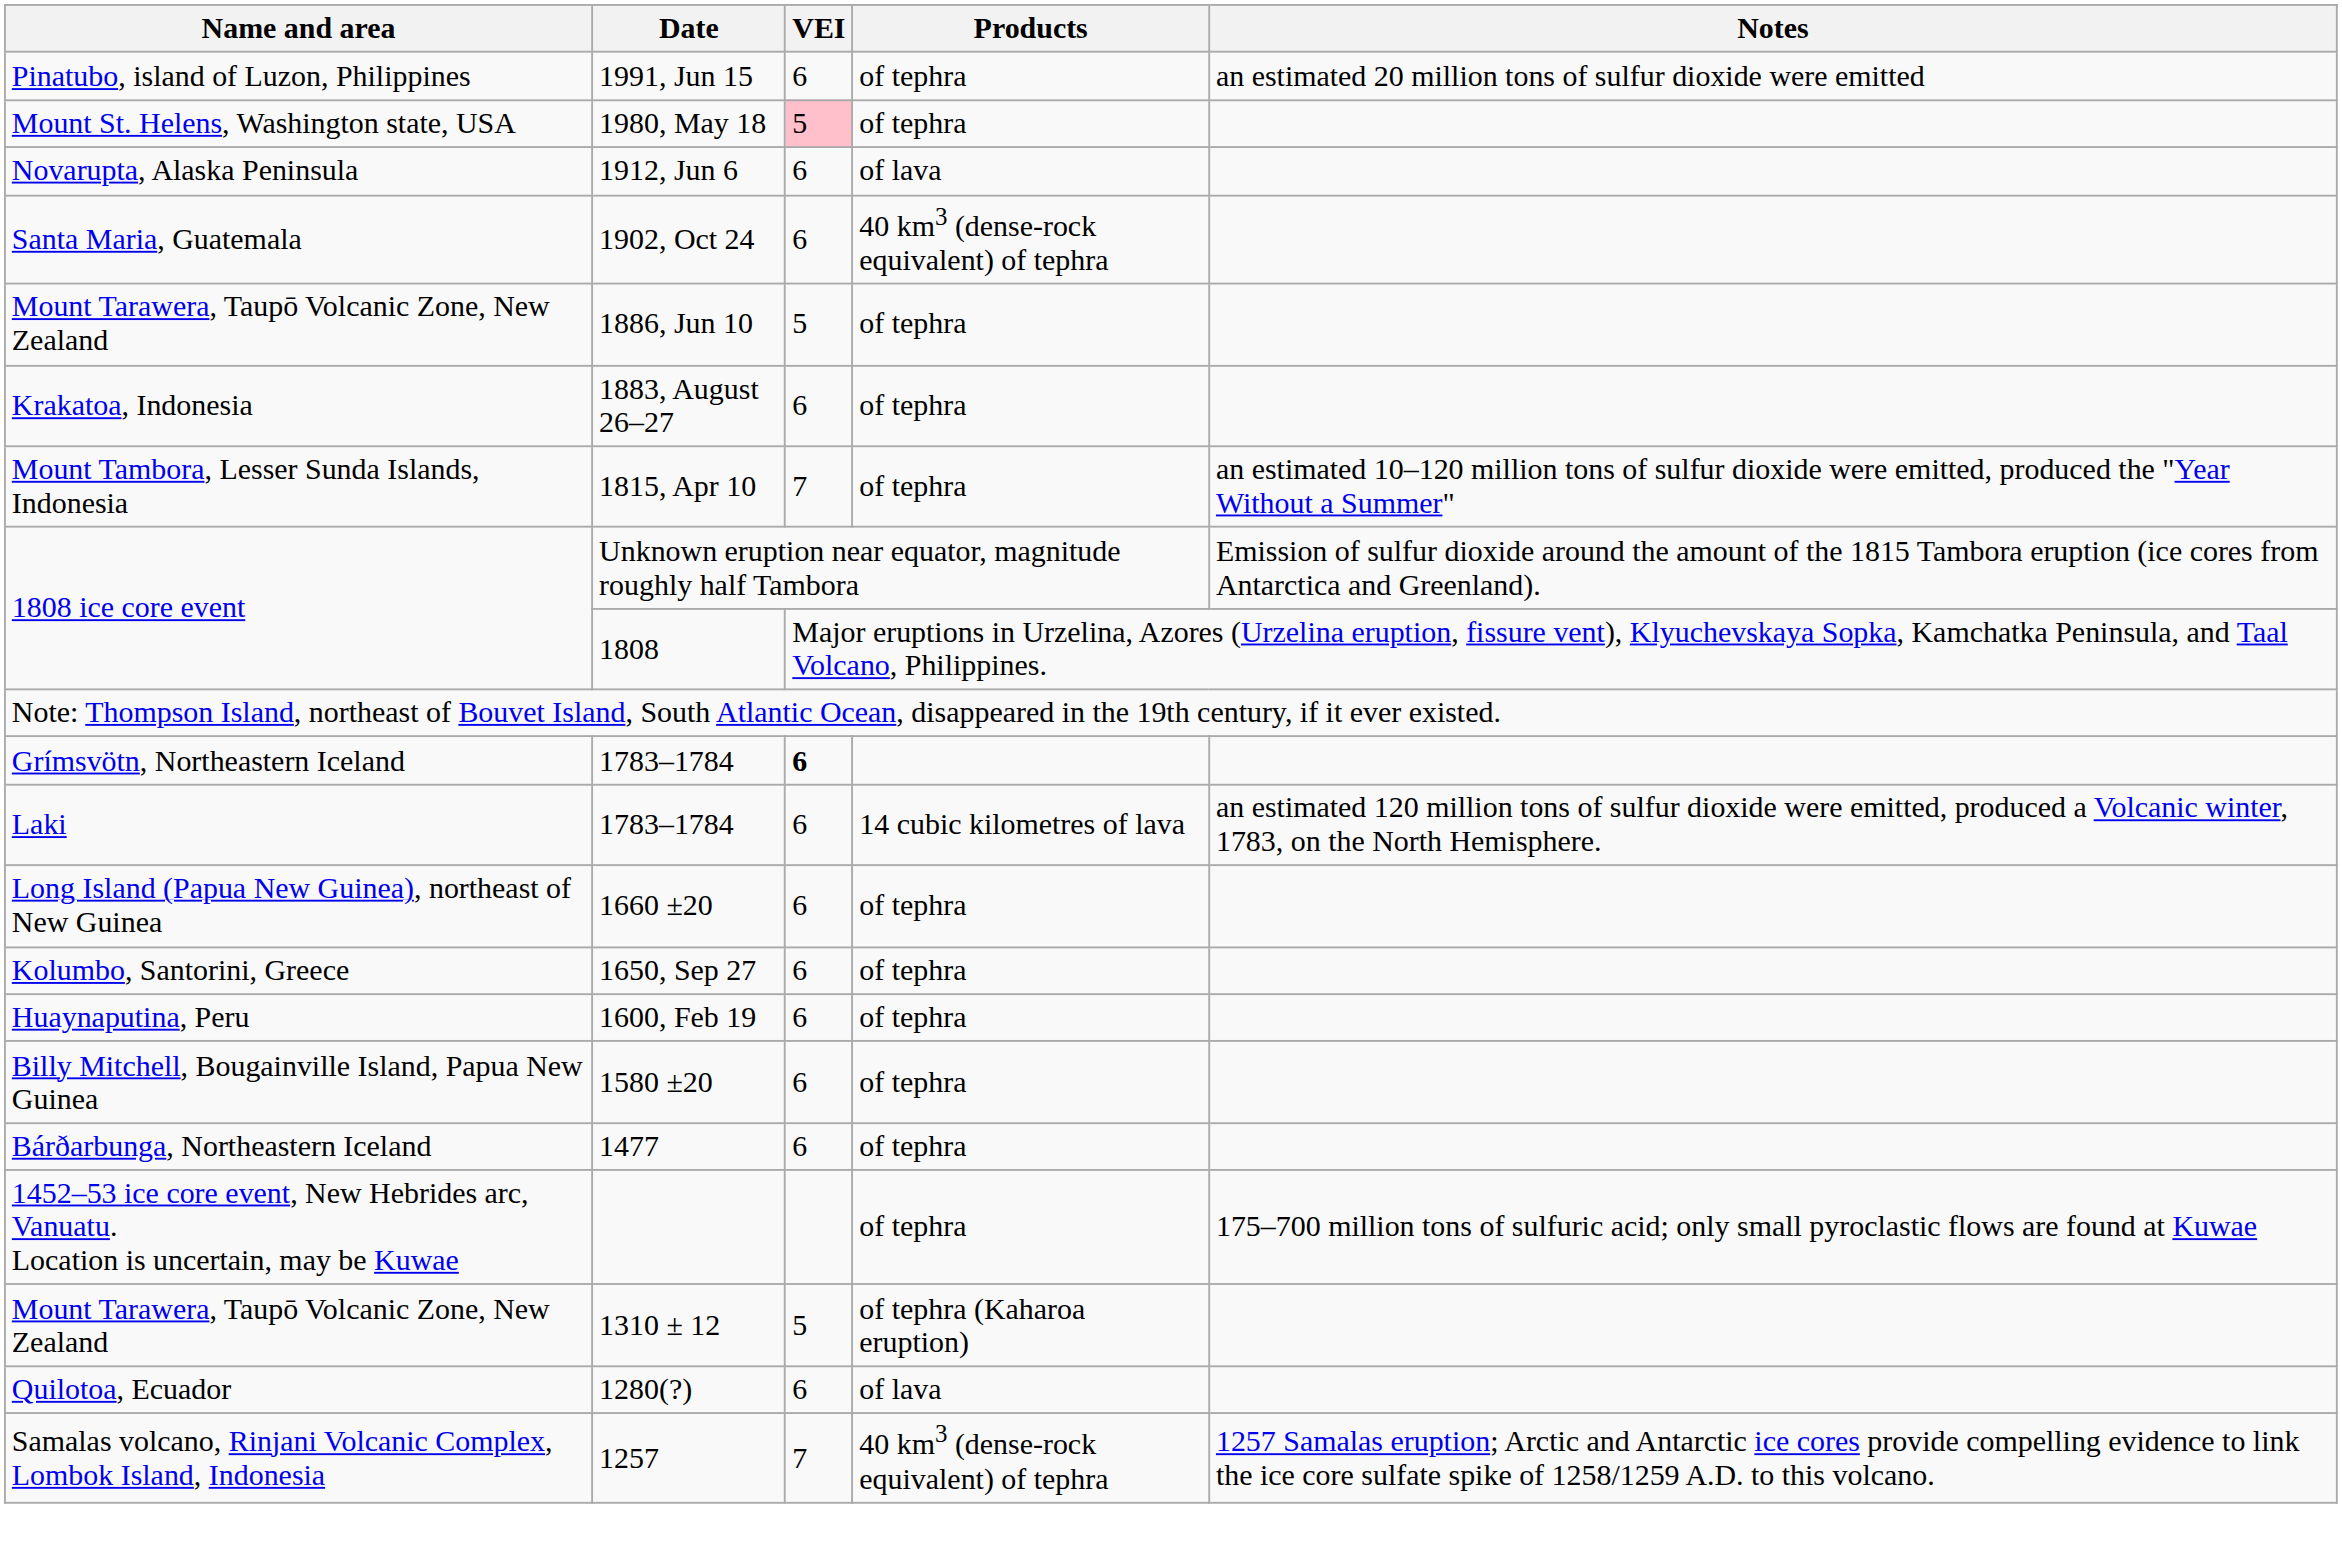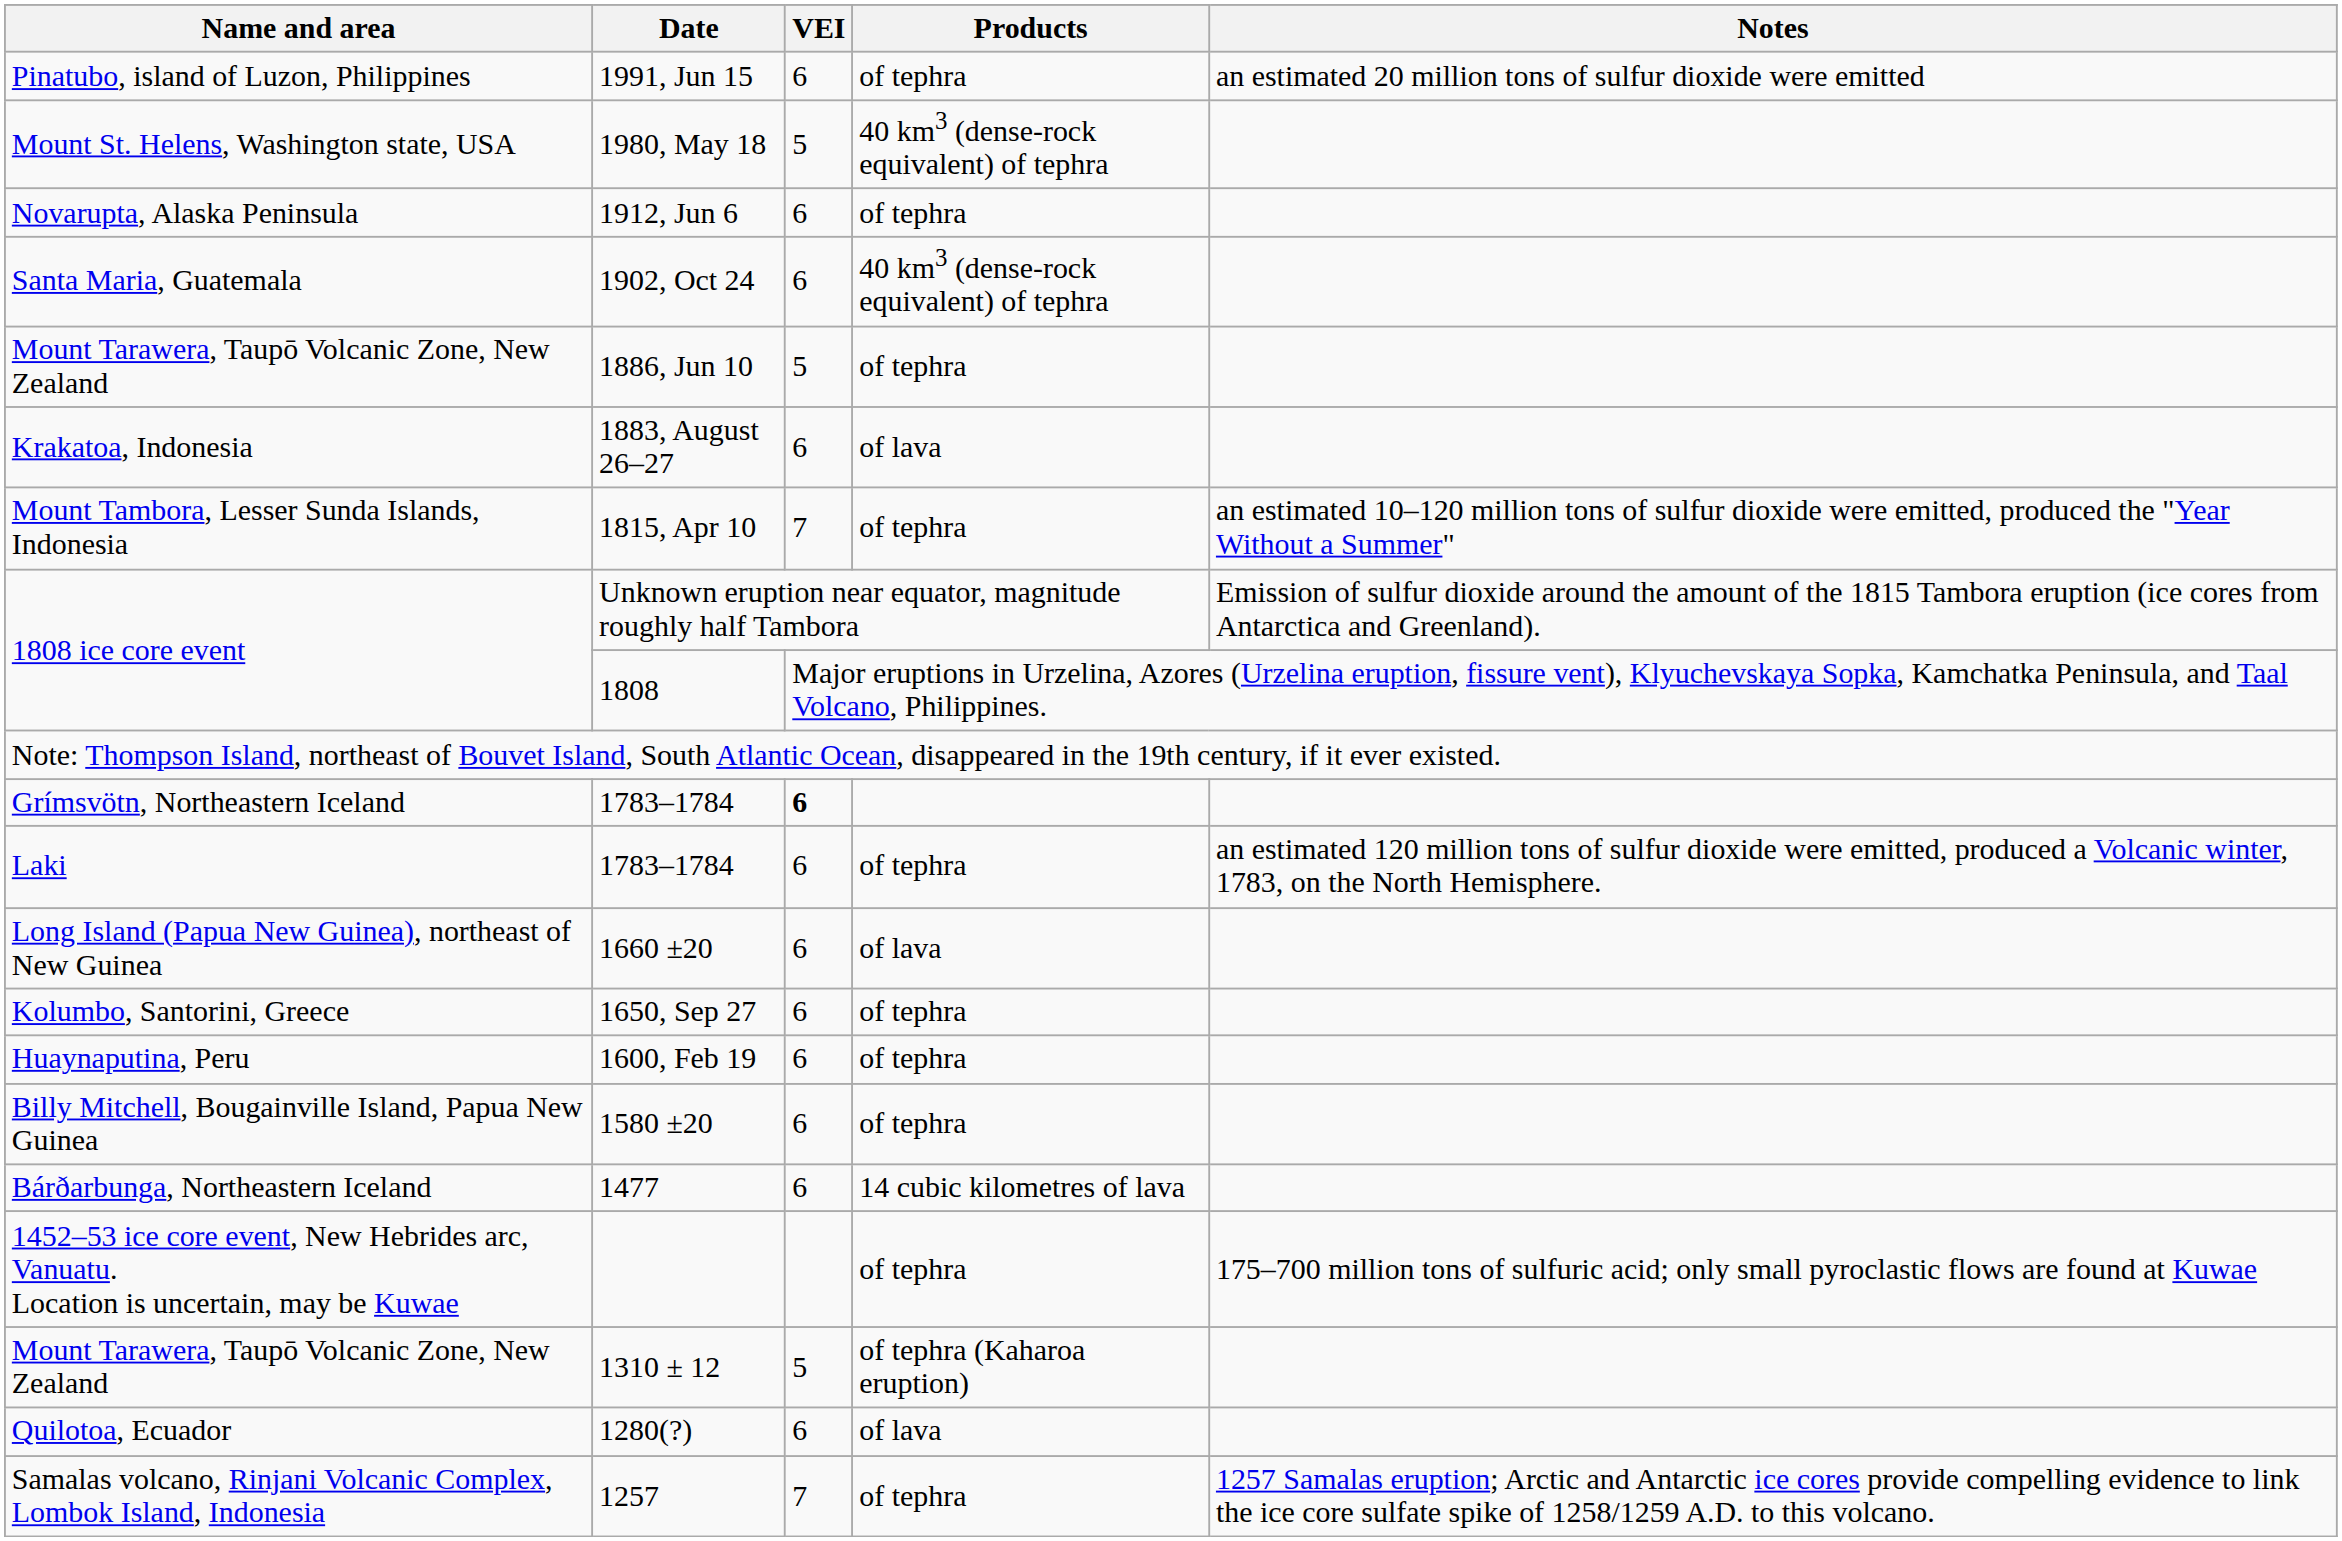(800, 123) pink background -> (800, 143) no background
(913, 123) of tephra -> (984, 144) 40 km3 (dense-rock equivalent) of tephra
(900, 170) of lava -> (913, 212) of tephra
(913, 405) of tephra -> (900, 446) of lava
(1022, 824) 14 cubic kilometres of lava -> (913, 866) of tephra
(913, 905) of tephra -> (900, 947) of lava
(913, 1145) of tephra -> (1022, 1187) 14 cubic kilometres of lava
(984, 1457) 40 km3 (dense-rock equivalent) of tephra -> (913, 1495) of tephra
